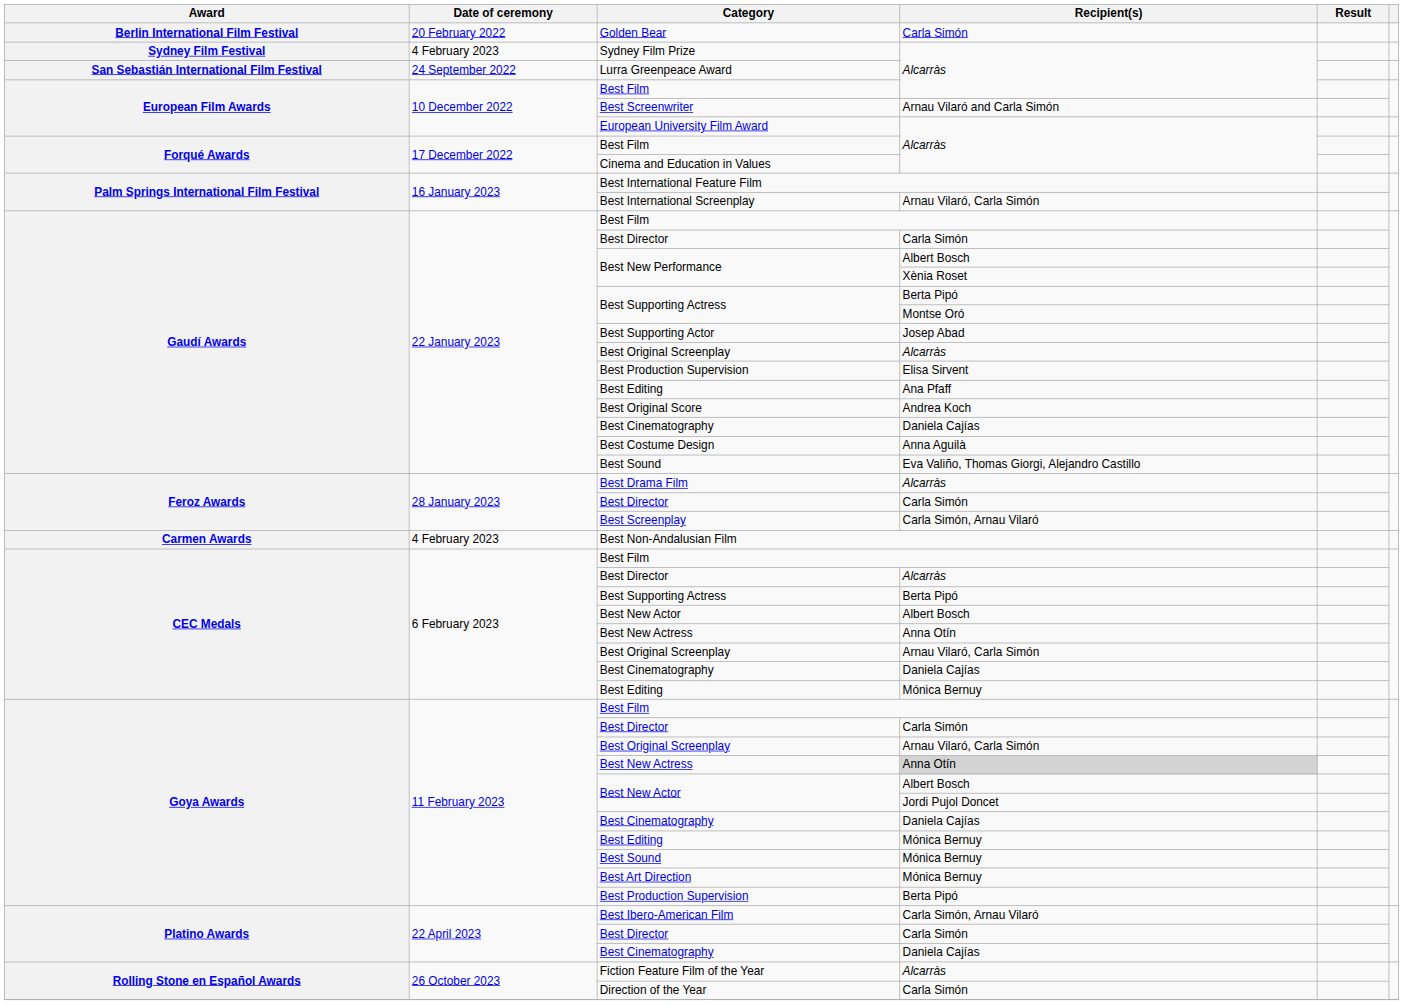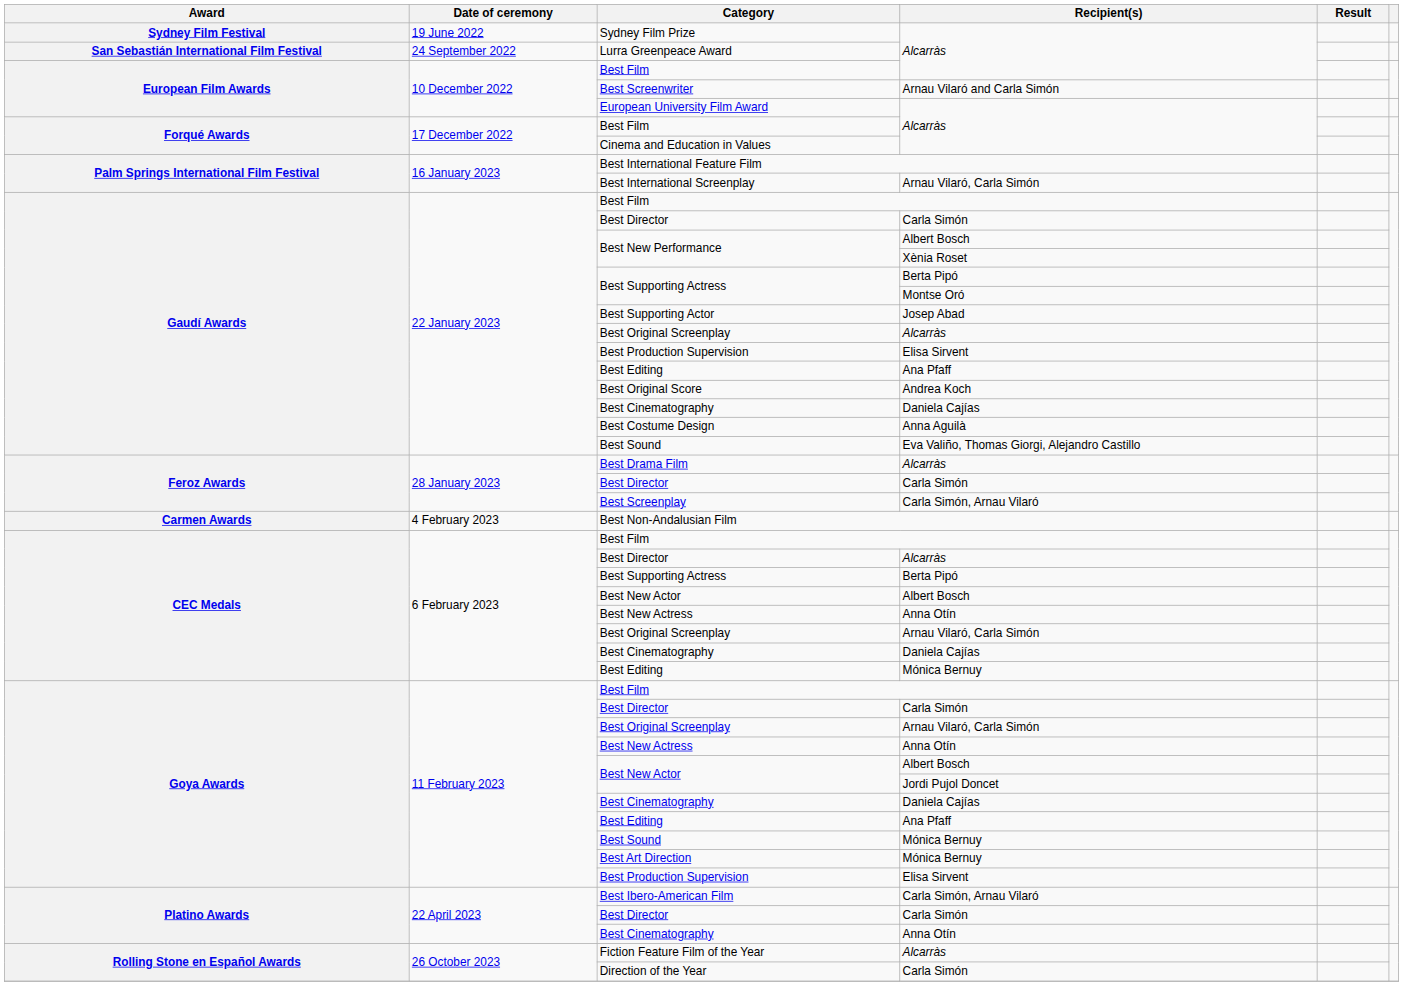- row: (207, 32)
(455, 51) 4 February 2023 -> (448, 32) 19 June 2022
(929, 764) lightgrey background -> (929, 746) no background
(942, 840) Mónica Bernuy -> (927, 821) Ana Pfaff
(930, 896) Berta Pipó -> (935, 877) Elisa Sirvent
(941, 952) Daniela Cajías -> (929, 933) Anna Otín
